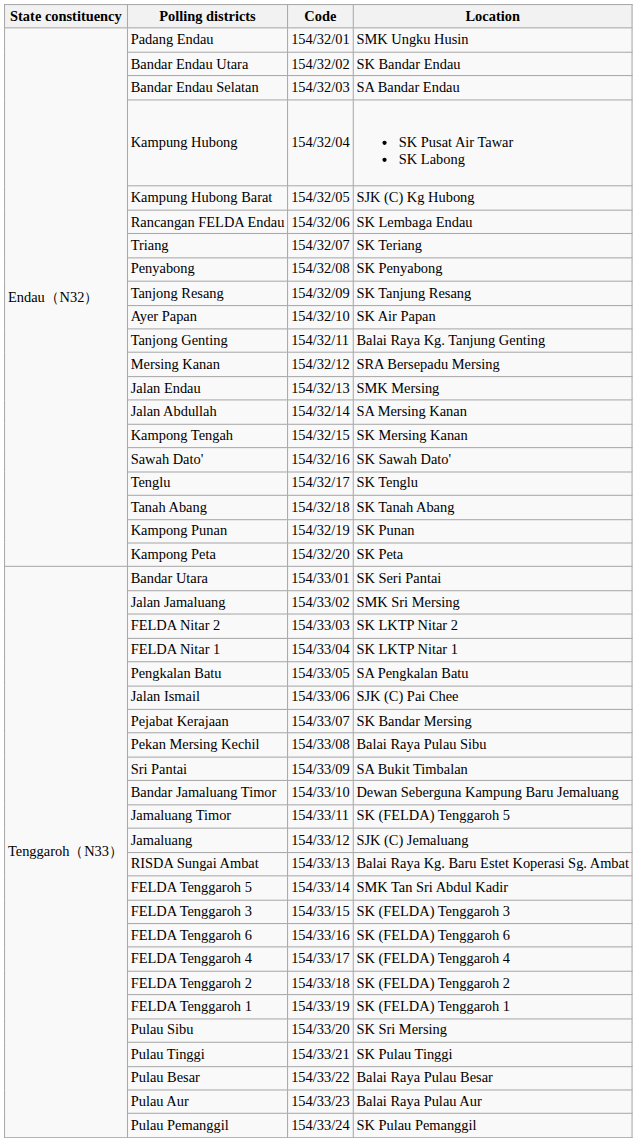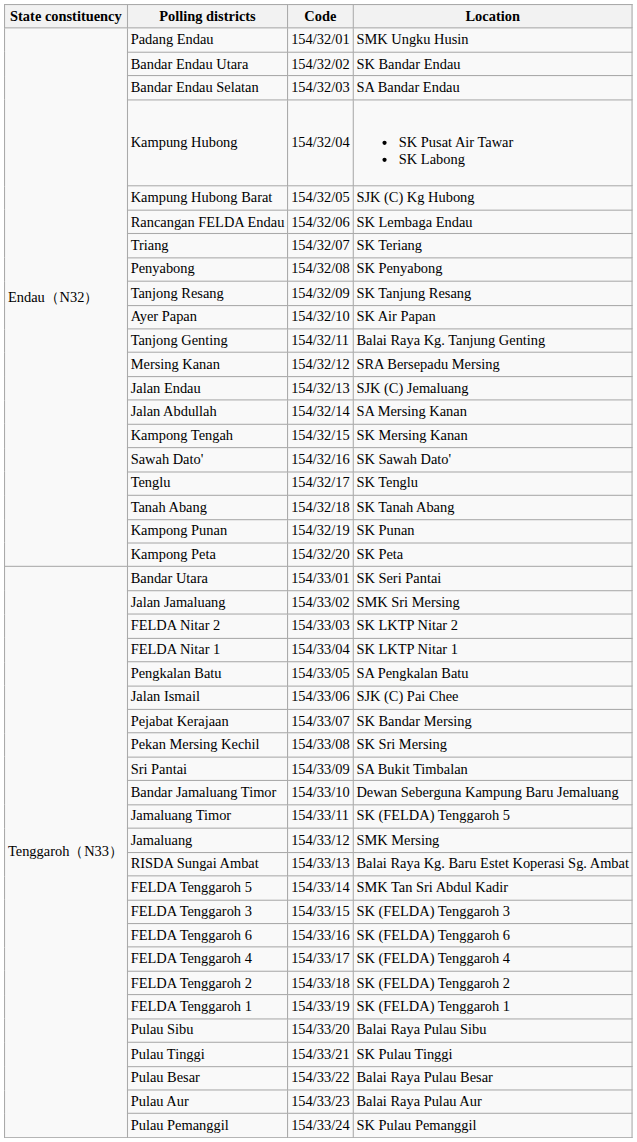(398, 387) SMK Mersing -> (412, 387) SJK (C) Jemaluang
(421, 744) Balai Raya Pulau Sibu -> (402, 744) SK Sri Mersing
(412, 839) SJK (C) Jemaluang -> (398, 839) SMK Mersing
(402, 1030) SK Sri Mersing -> (421, 1030) Balai Raya Pulau Sibu
